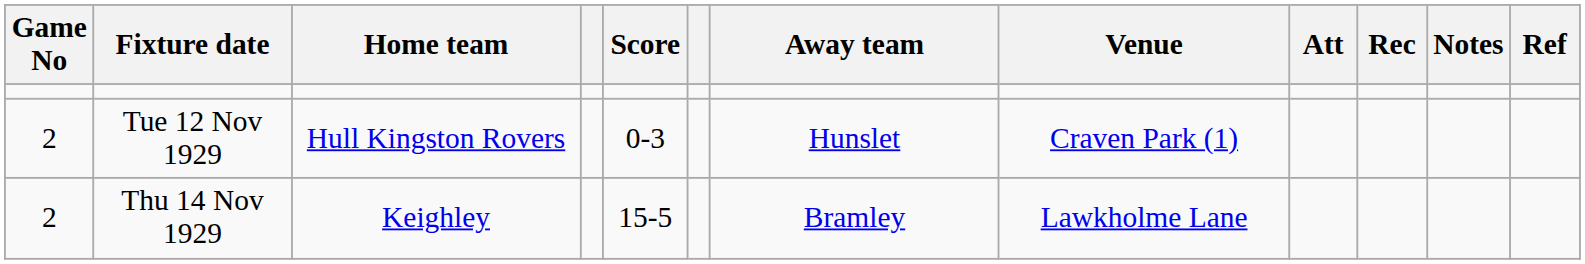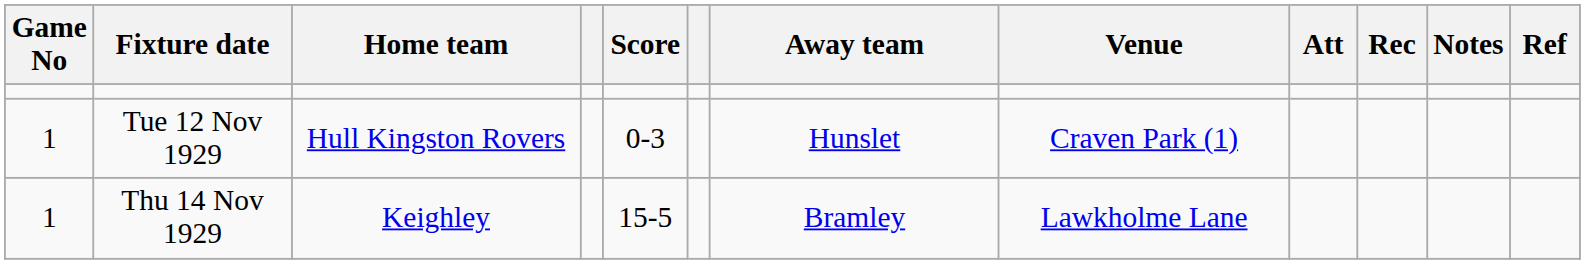(49, 137) 2 -> (49, 137) 1
(49, 217) 2 -> (49, 217) 1
